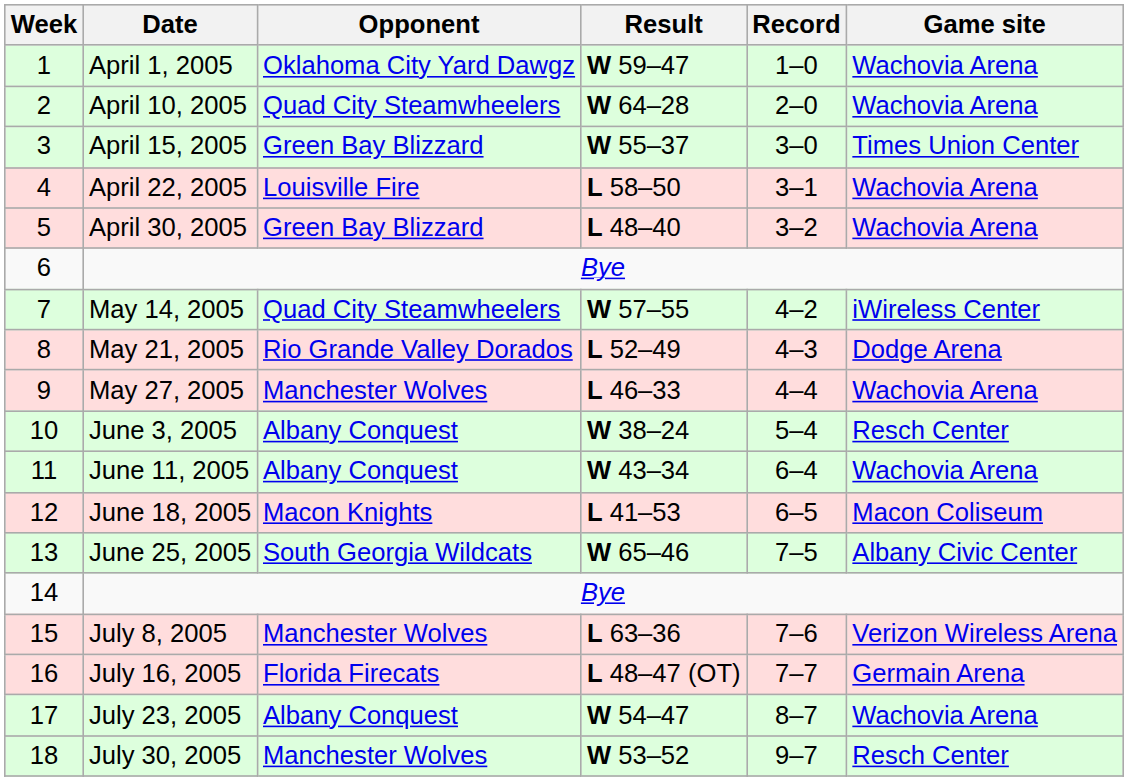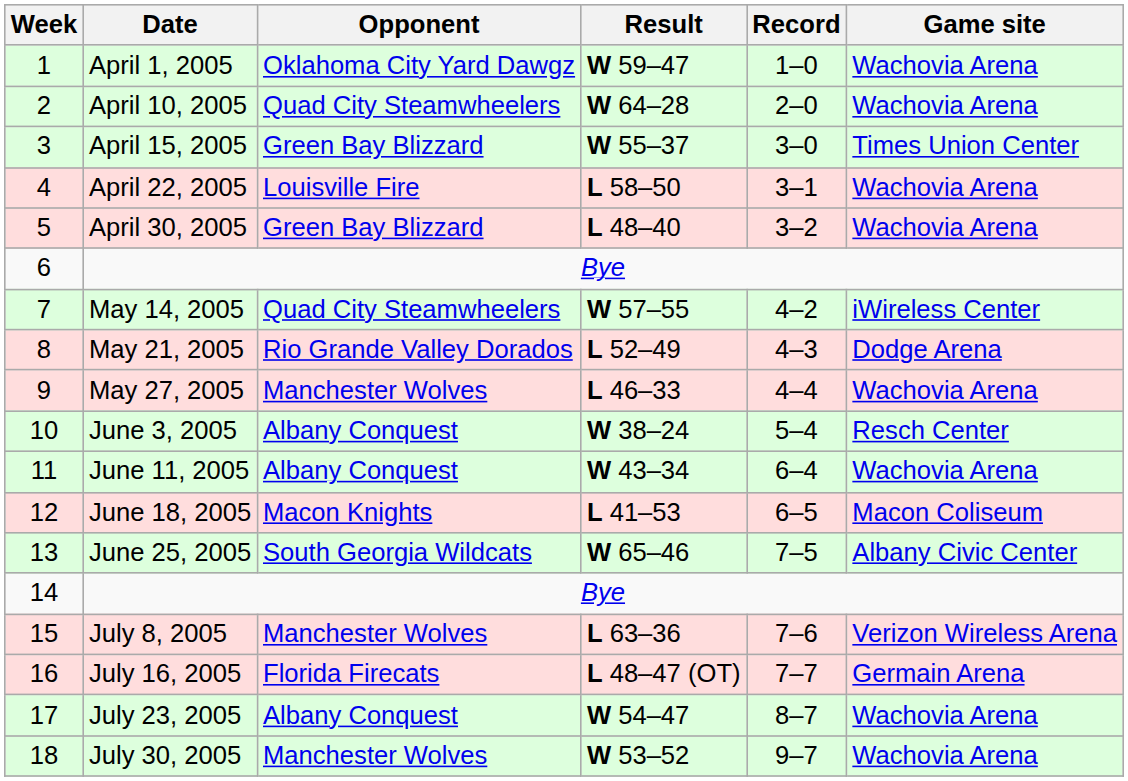(931, 755) Resch Center -> (945, 755) Wachovia Arena
